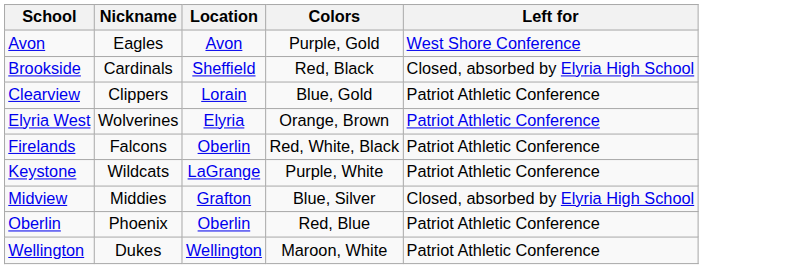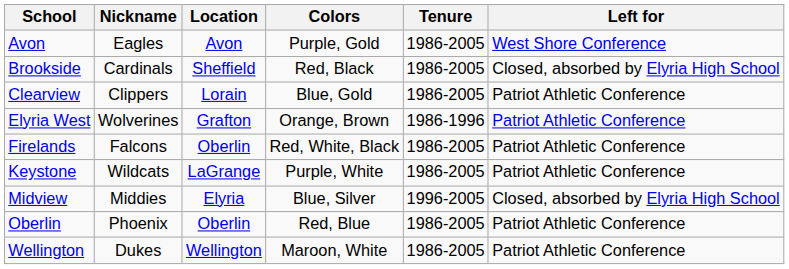+ column: (446, 17)
(224, 120) Elyria -> (224, 120) Grafton
(224, 198) Grafton -> (224, 198) Elyria
